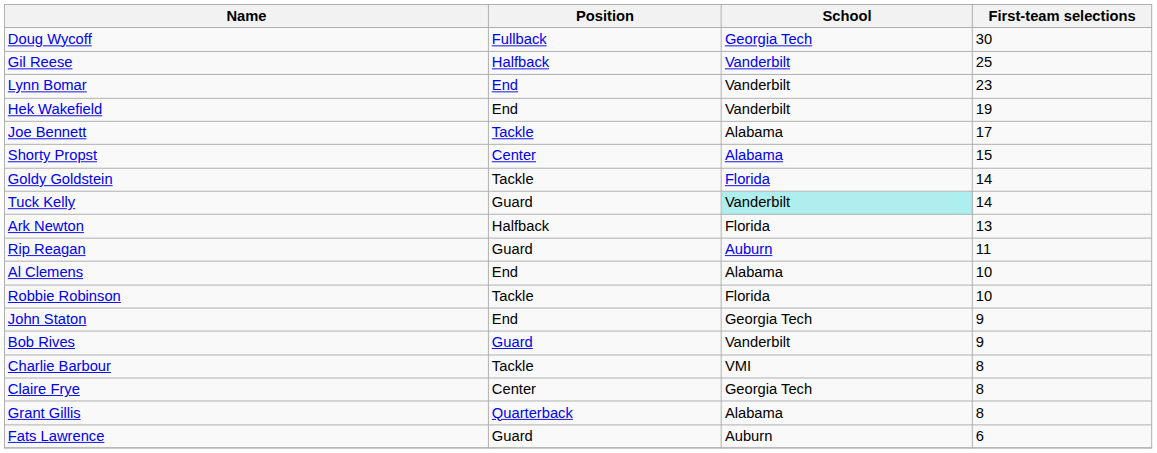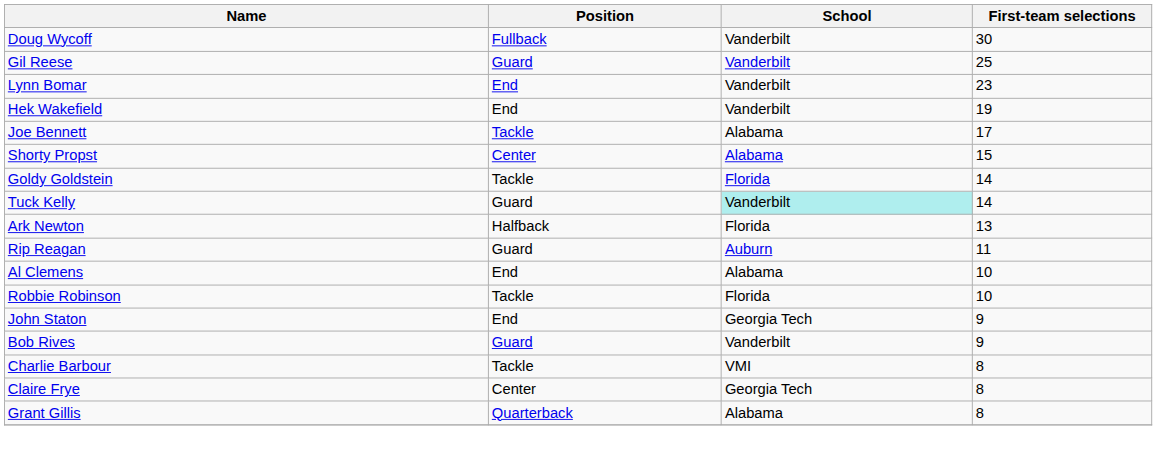(769, 39) Georgia Tech -> (757, 39) Vanderbilt
(520, 62) Halfback -> (512, 62) Guard
- row: (56, 436)
